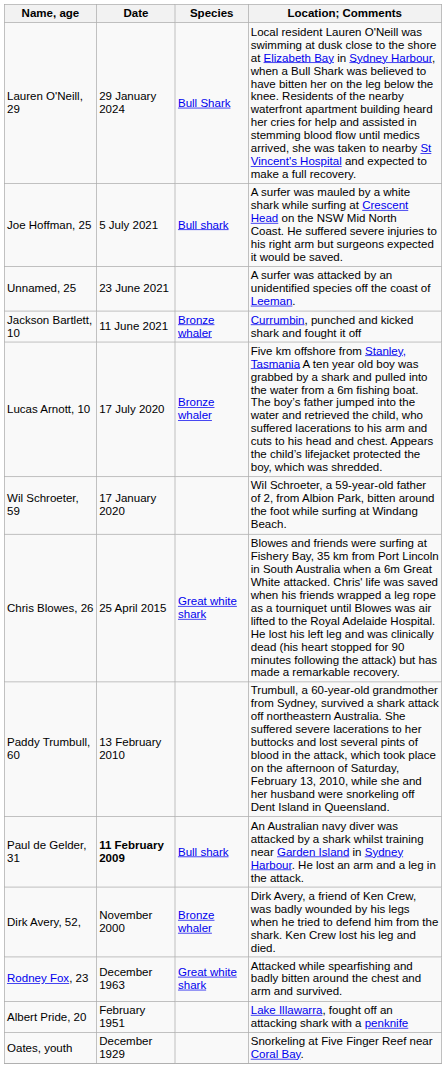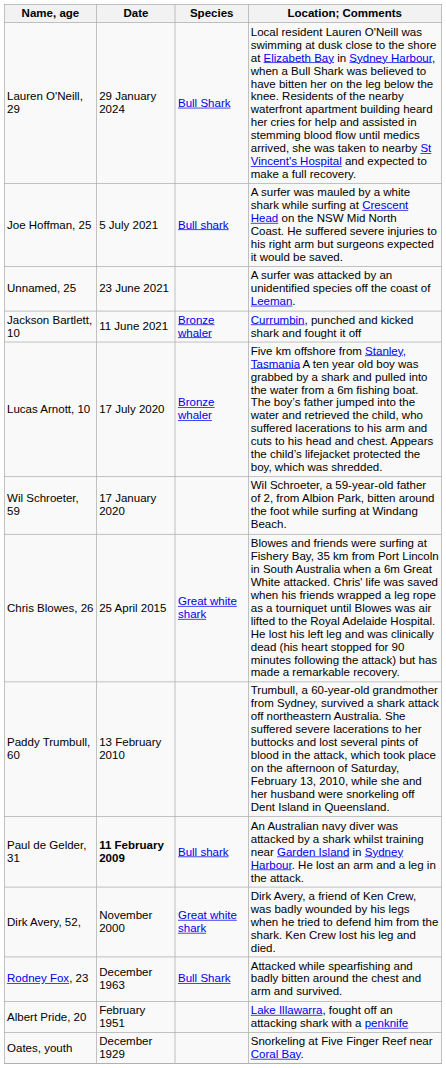(196, 922) Bronze whaler -> (207, 922) Great white shark
(207, 979) Great white shark -> (204, 979) Bull Shark
